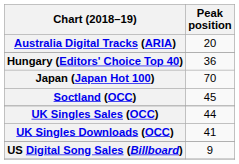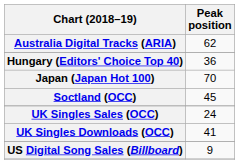(210, 43) 20 -> (210, 43) 62
(210, 114) 44 -> (210, 114) 24
